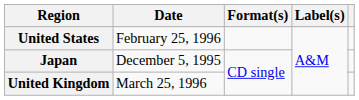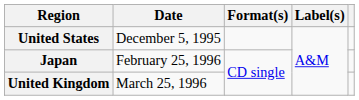(168, 38) February 25, 1996 -> (168, 38) December 5, 1995
(168, 60) December 5, 1995 -> (168, 60) February 25, 1996
